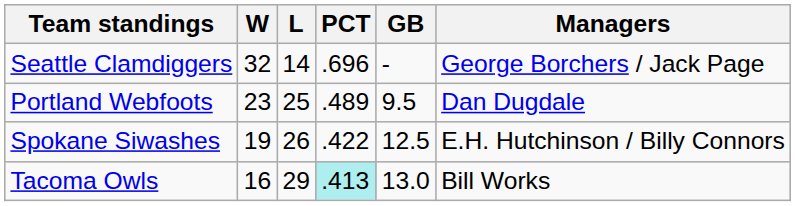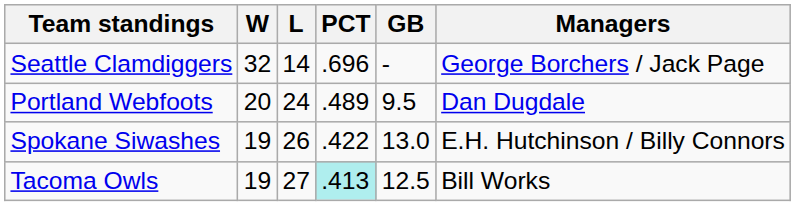(257, 102) 23 -> (257, 102) 20
(296, 102) 25 -> (296, 102) 24
(406, 141) 12.5 -> (406, 141) 13.0
(257, 180) 16 -> (257, 180) 19
(296, 180) 29 -> (296, 180) 27
(406, 180) 13.0 -> (406, 180) 12.5
